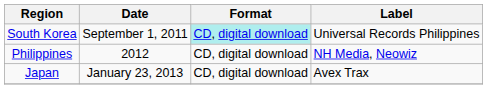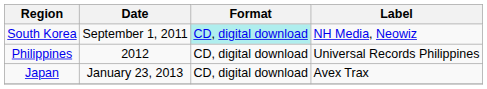(396, 34) Universal Records Philippines -> (365, 34) NH Media, Neowiz
(365, 53) NH Media, Neowiz -> (396, 53) Universal Records Philippines
